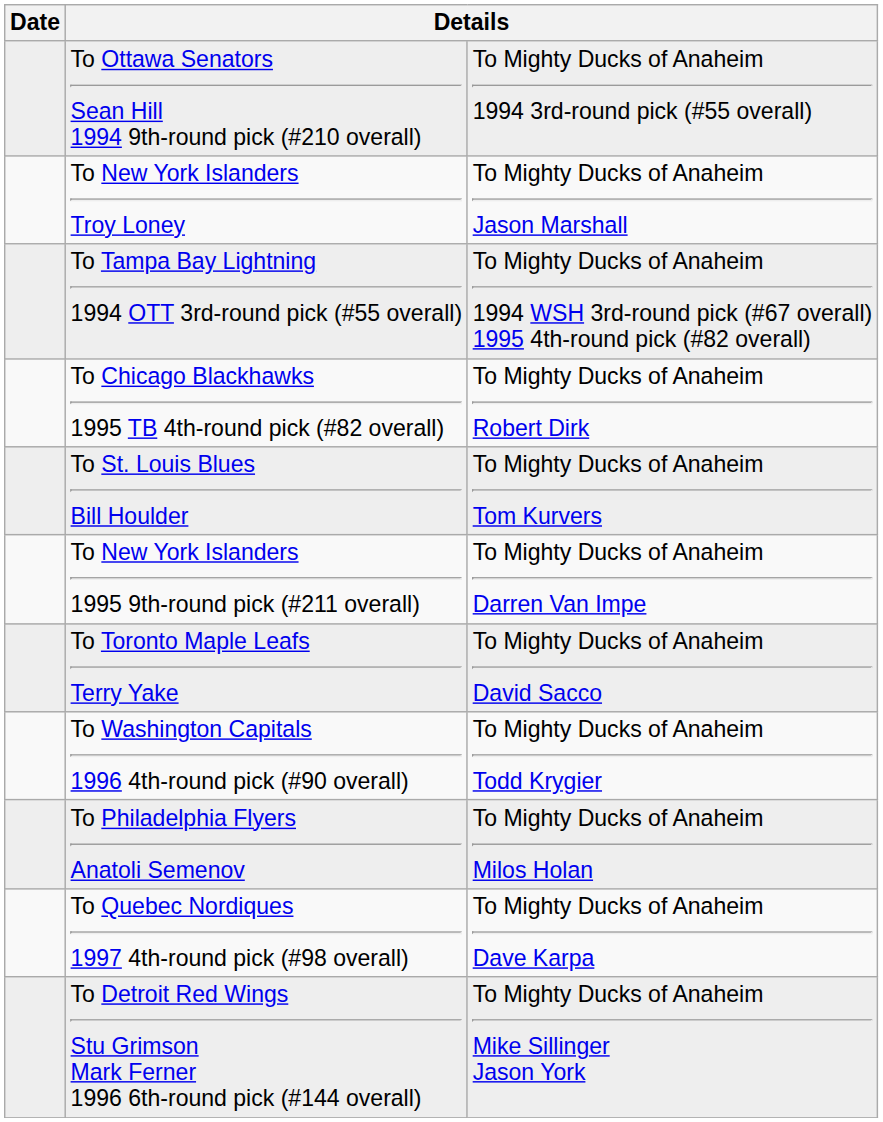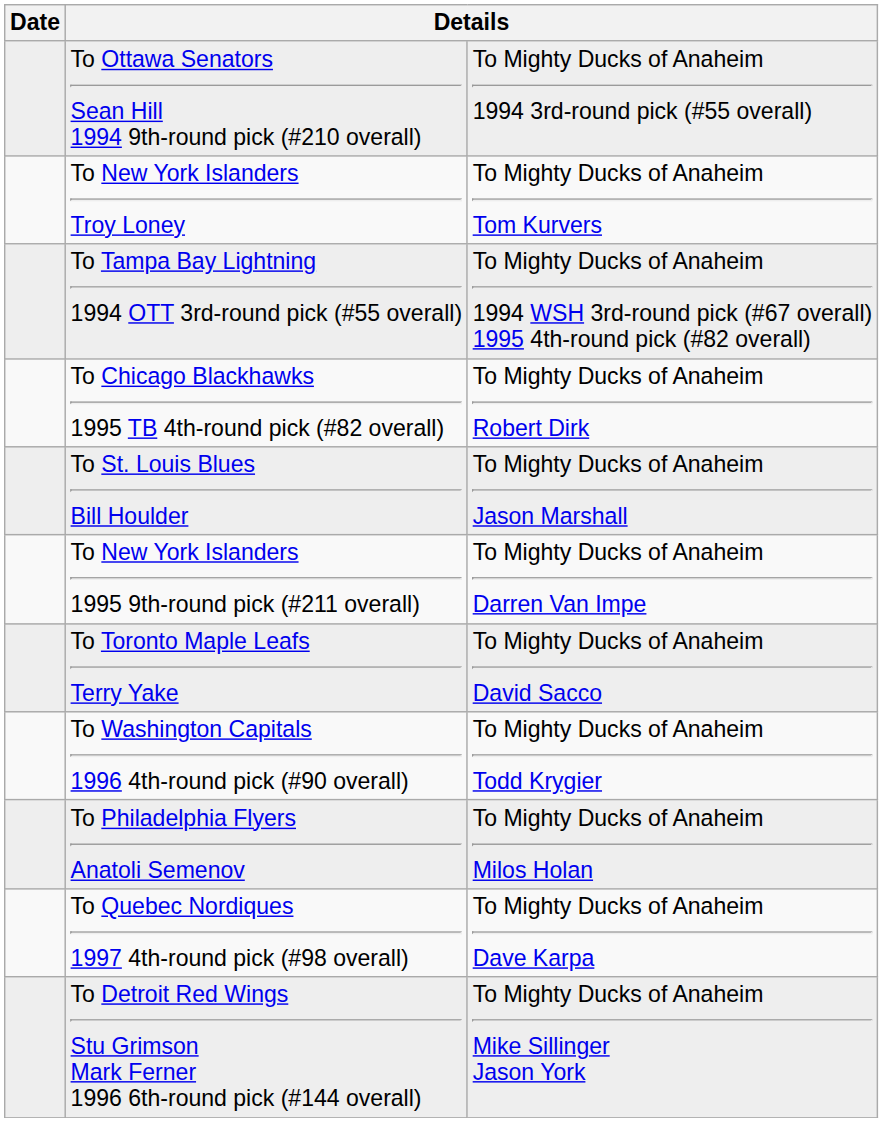(672, 199) To Mighty Ducks of Anaheim Jason Marshall -> (672, 199) To Mighty Ducks of Anaheim Tom Kurvers
(672, 490) To Mighty Ducks of Anaheim Tom Kurvers -> (672, 490) To Mighty Ducks of Anaheim Jason Marshall
